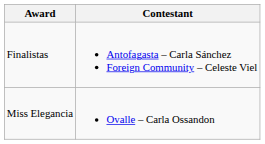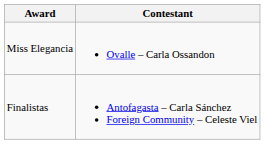rows swapped: (40, 113) <-> (28, 54)
